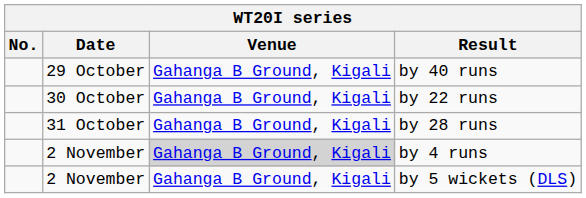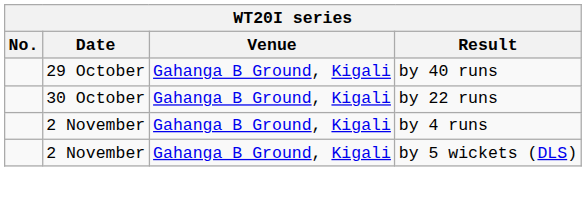- row: (448, 126)
(272, 153) lightgrey background -> (272, 126) no background
